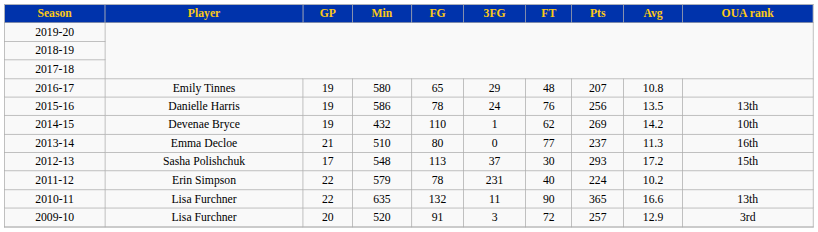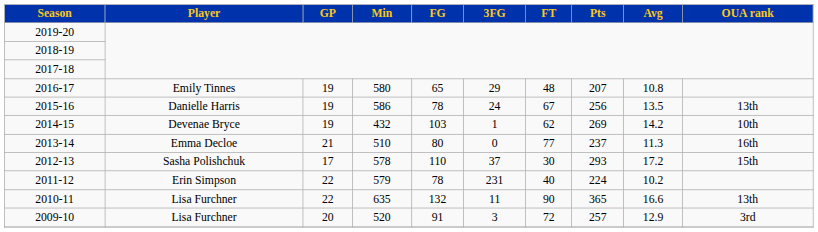(549, 106) 76 -> (549, 106) 67
(438, 124) 110 -> (438, 124) 103
(382, 161) 548 -> (382, 161) 578
(438, 161) 113 -> (438, 161) 110
